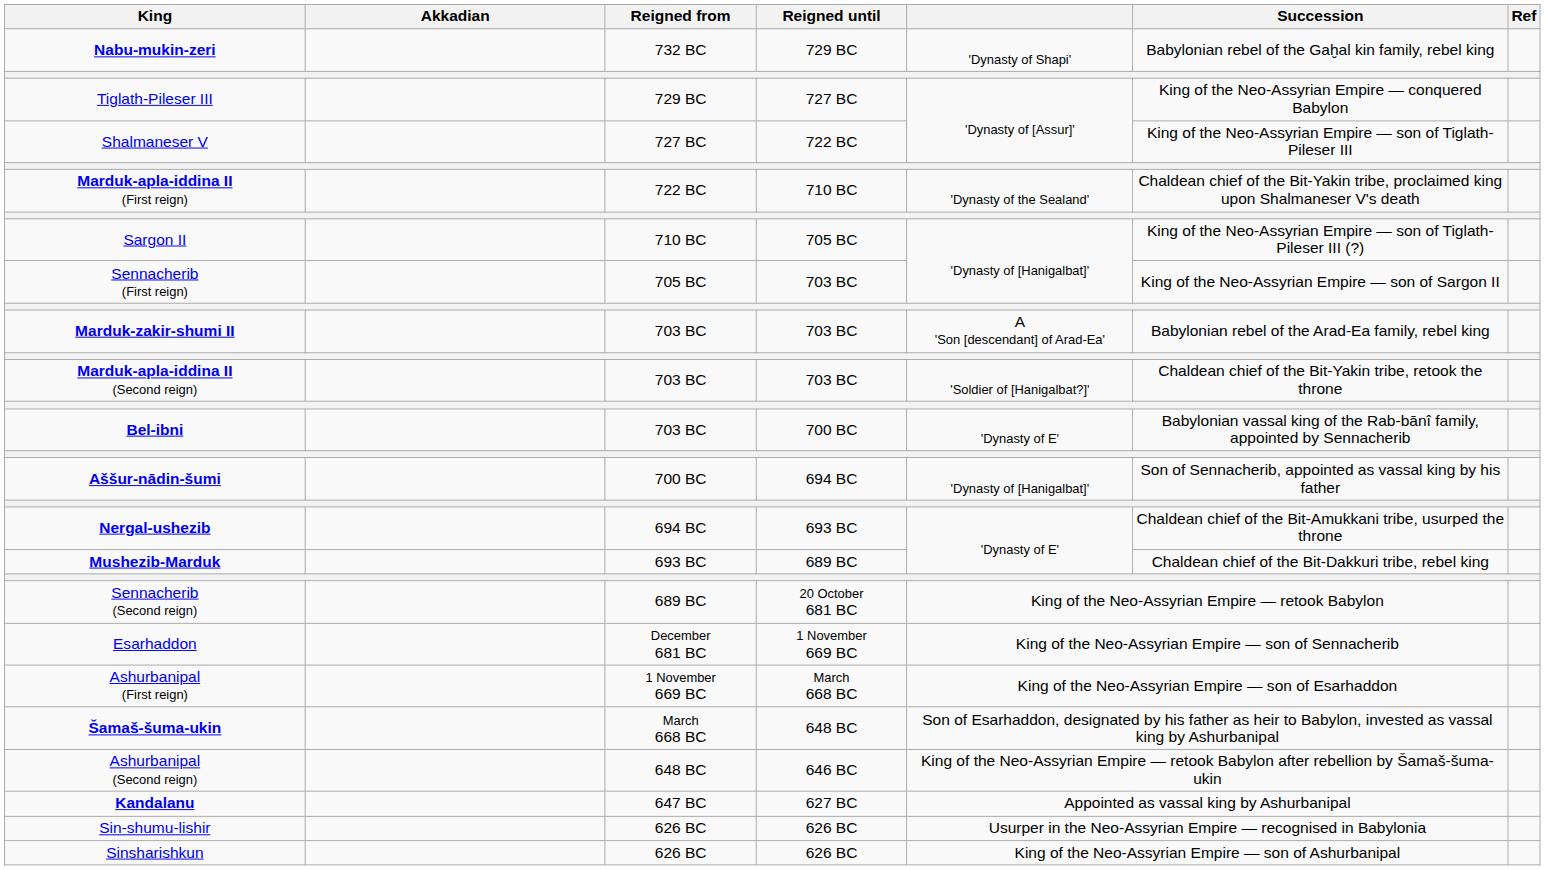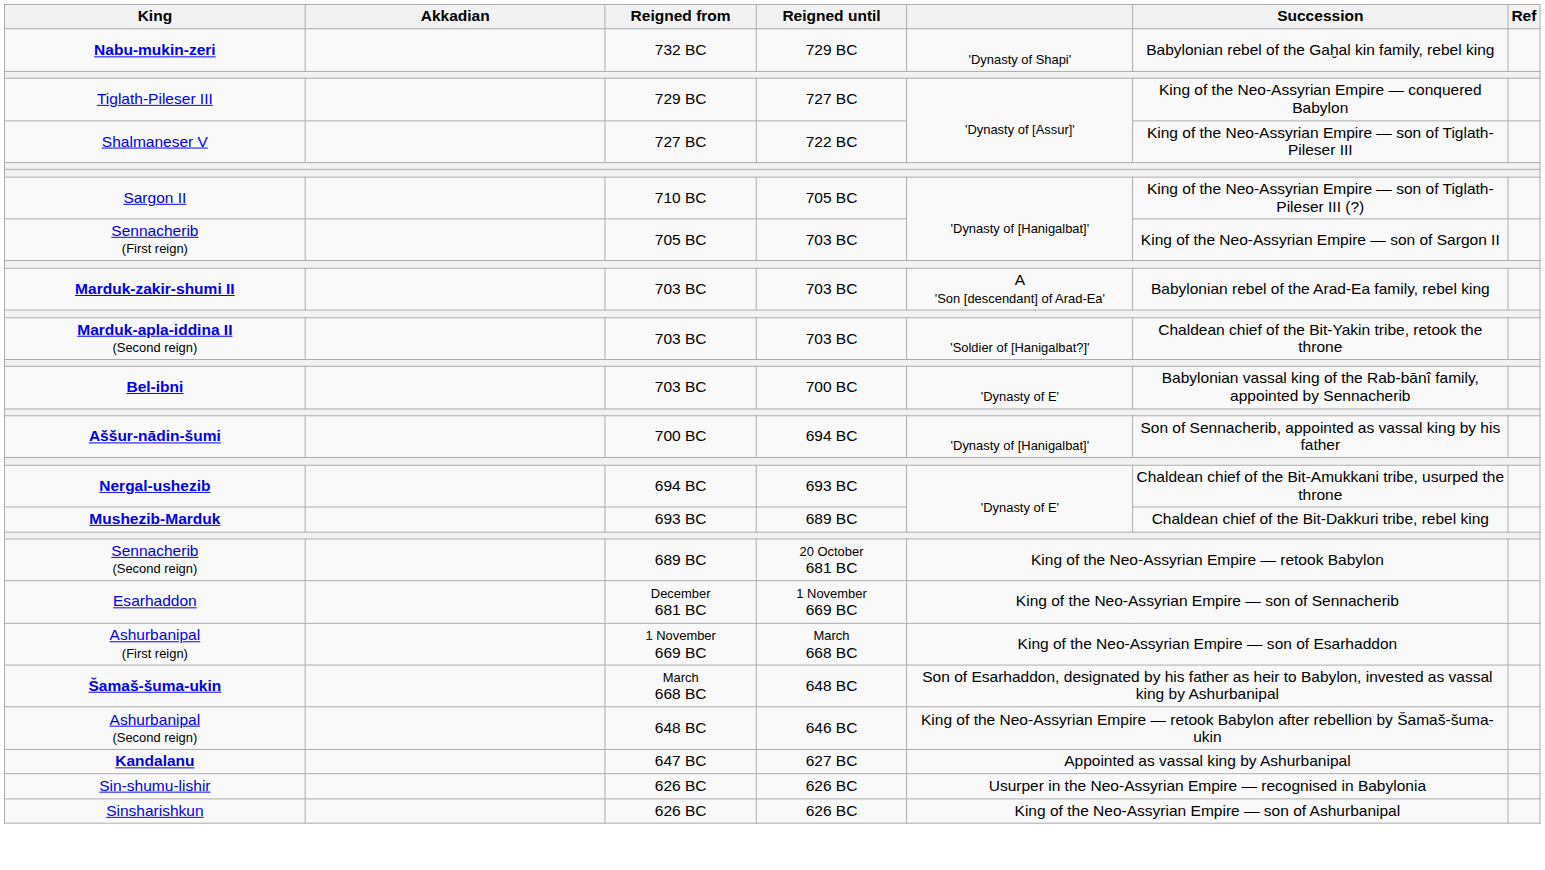- row: (155, 190)
